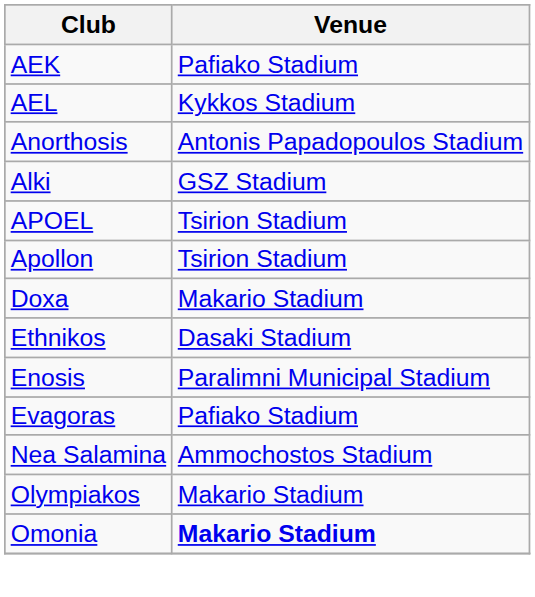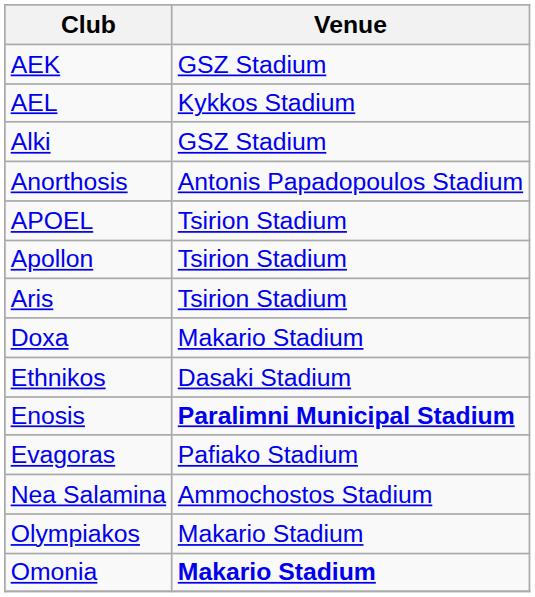(268, 64) Pafiako Stadium -> (252, 64) GSZ Stadium
rows swapped: (31, 181) <-> (69, 142)
+ row: (32, 299)
(334, 377) normal -> (346, 416) bold
